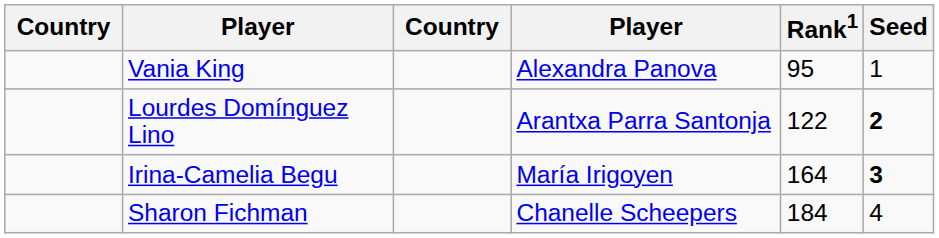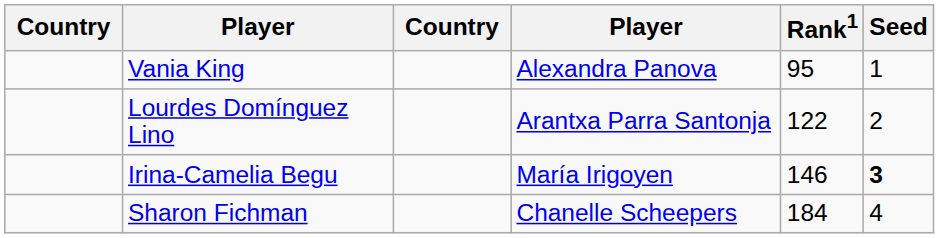(876, 121) bold -> (876, 121) normal
(807, 174) 164 -> (807, 174) 146
